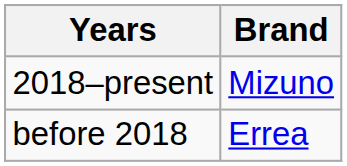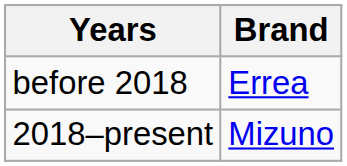rows swapped: (100, 134) <-> (113, 82)
